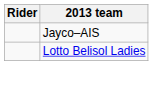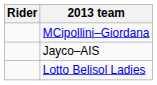+ row: (96, 32)
